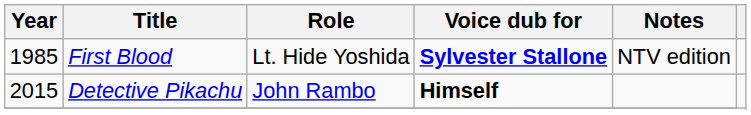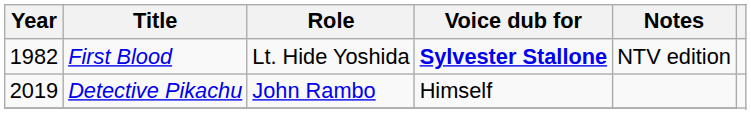(34, 56) 1985 -> (34, 56) 1982
(34, 90) 2015 -> (34, 90) 2019
(459, 90) bold -> (456, 90) normal
